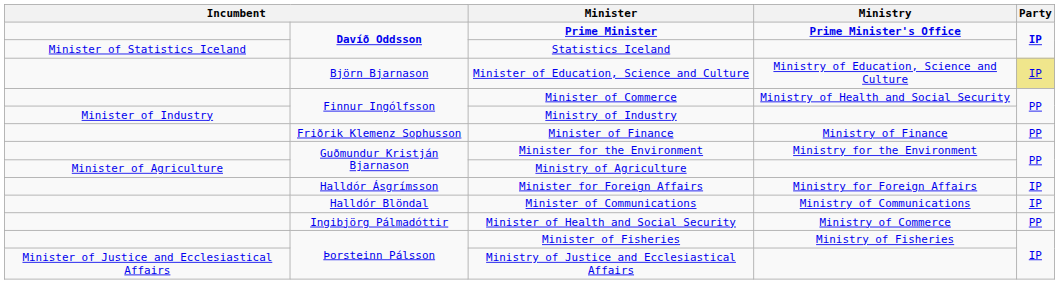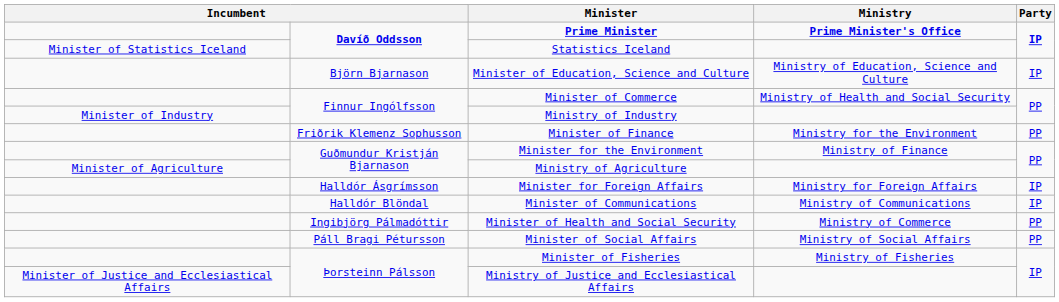(1035, 73) khaki background -> (1035, 73) no background
(885, 133) Ministry of Finance -> (885, 133) Ministry for the Environment
(885, 151) Ministry for the Environment -> (885, 151) Ministry of Finance
+ row: (611, 239)
